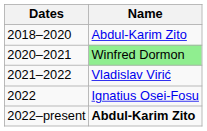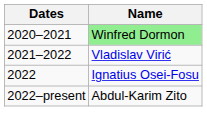- row: (39, 34)
(143, 116) bold -> (139, 95) normal
